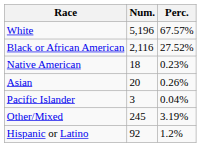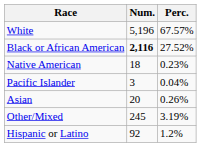(141, 47) normal -> (141, 47) bold
rows swapped: (20, 82) <-> (41, 99)
